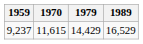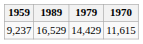columns swapped: (51, 13) <-> (121, 13)
